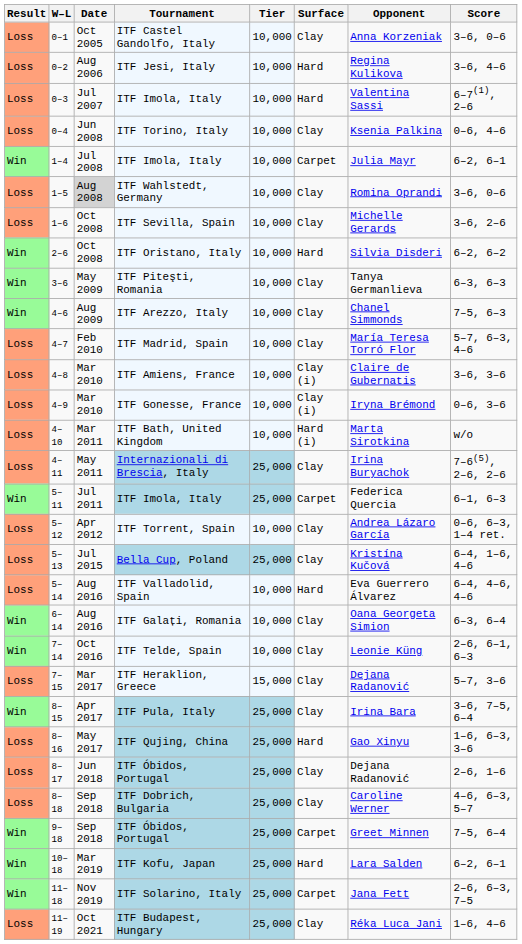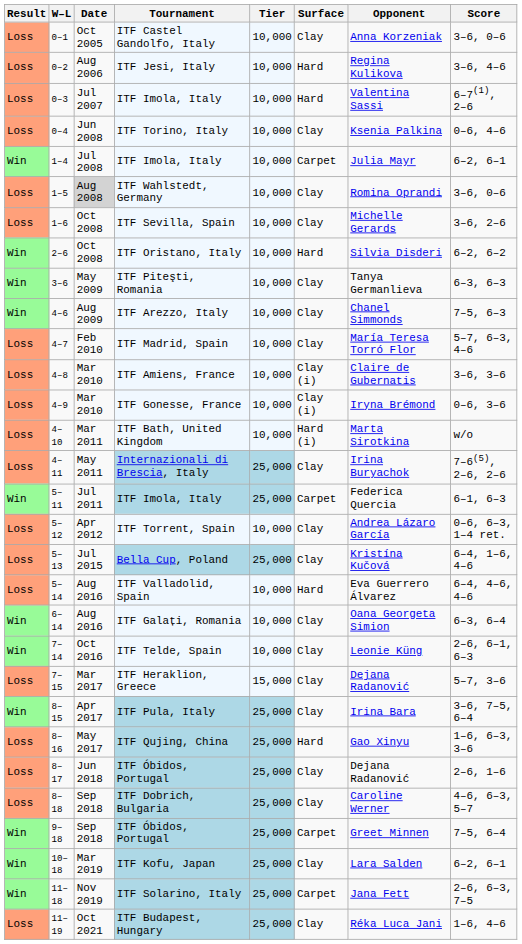(310, 864) Hard -> (310, 864) Clay
